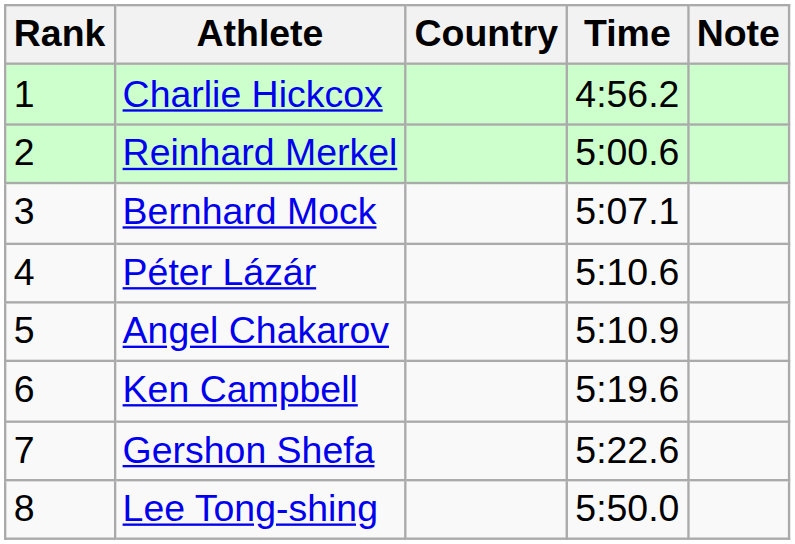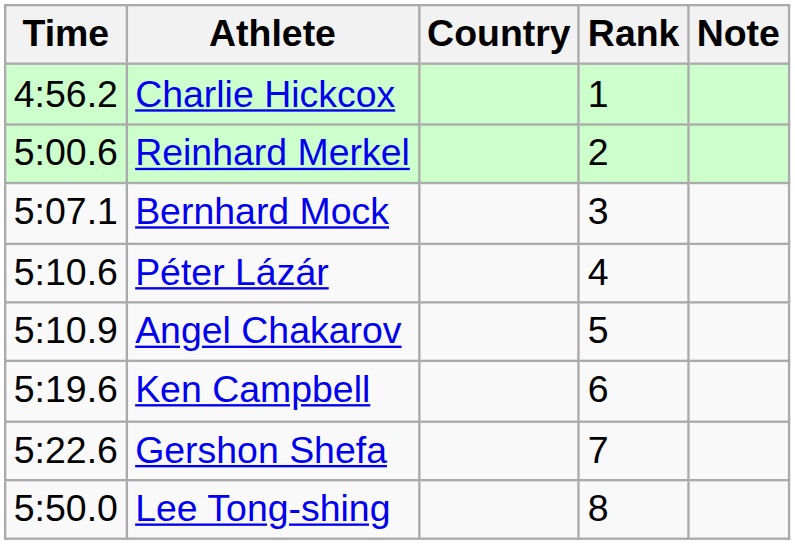columns swapped: (60, 34) <-> (627, 34)
